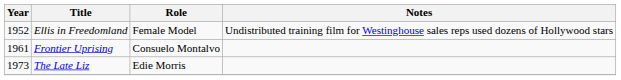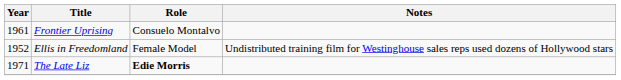rows swapped: (81, 30) <-> (74, 48)
(18, 65) 1973 -> (18, 65) 1971
(159, 65) normal -> (161, 65) bold
